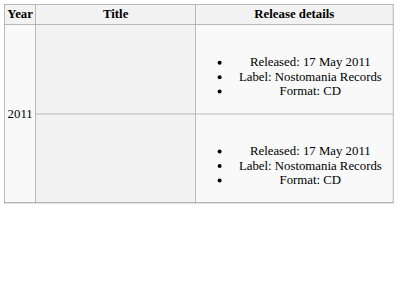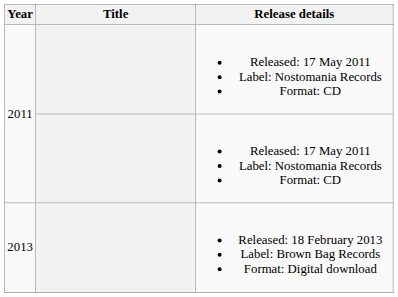+ row: (20, 247)
